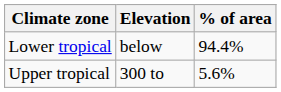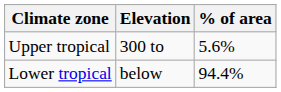rows swapped: (60, 45) <-> (59, 73)
